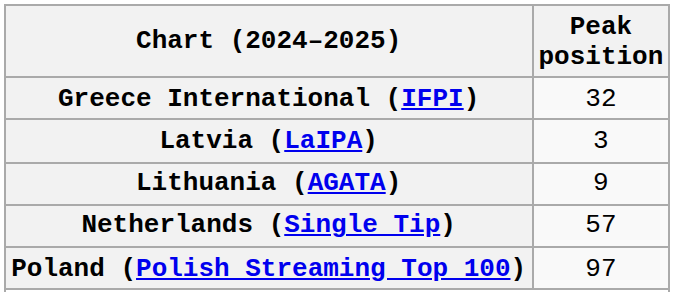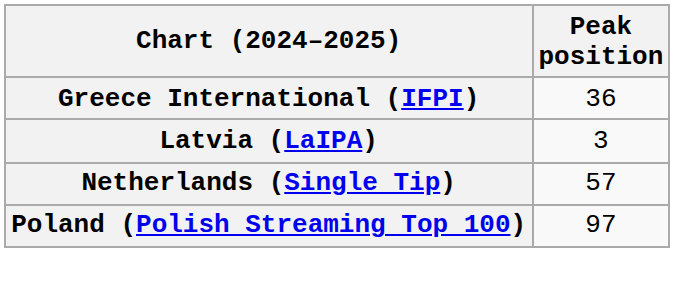(601, 99) 32 -> (601, 99) 36
- row: (269, 183)
